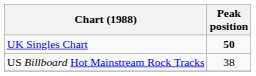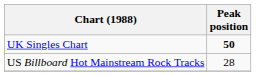(229, 62) 38 -> (229, 62) 28
